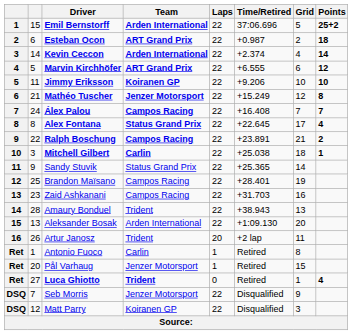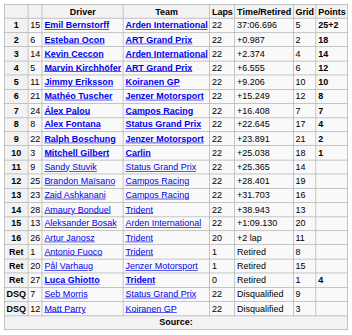(159, 138) Campos Racing -> (165, 138) Jenzer Motorsport
(137, 252) Carlin -> (139, 252) Trident
(162, 294) Jenzer Motorsport -> (161, 294) Status Grand Prix
